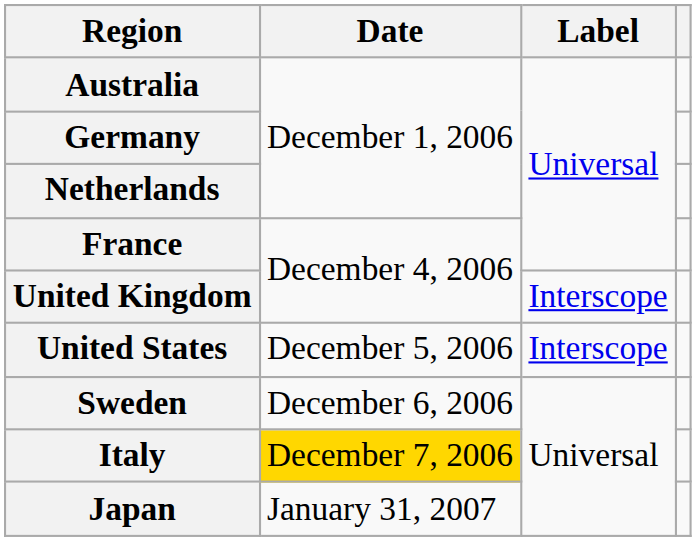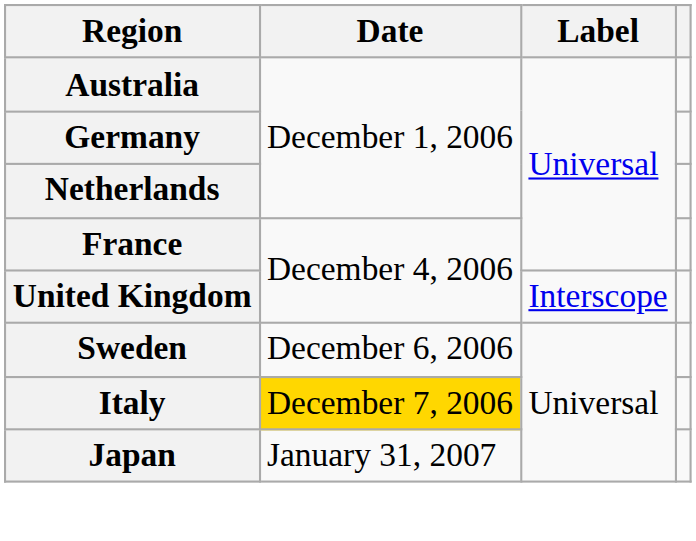- row: (132, 349)
